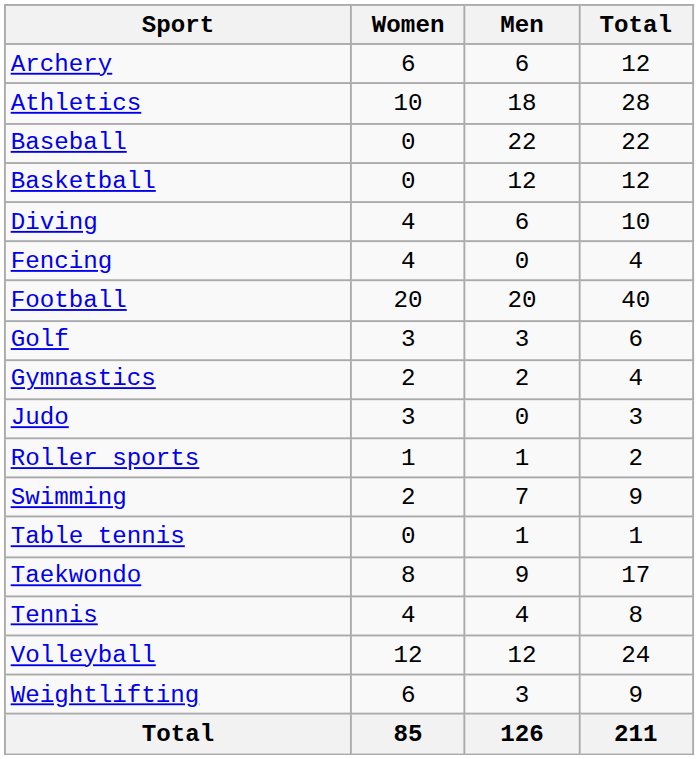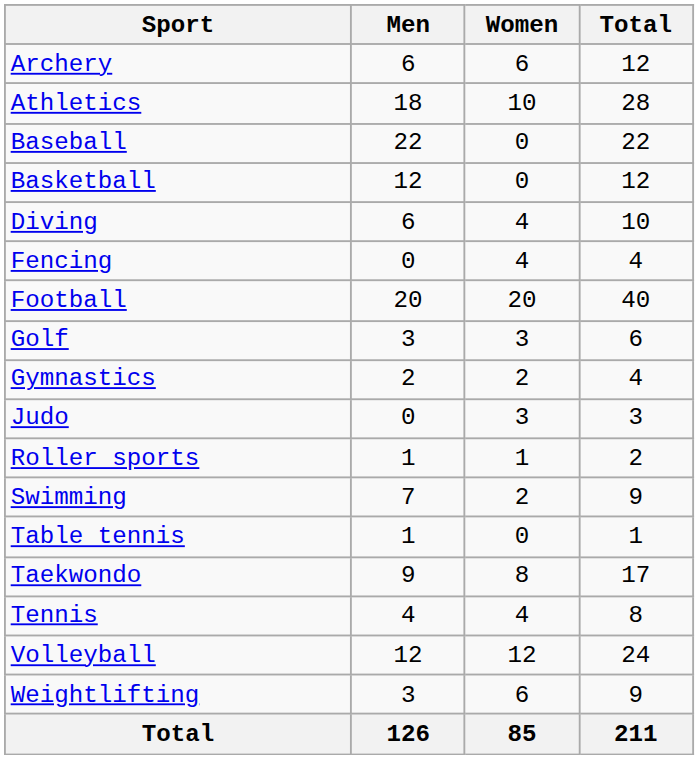columns swapped: (522, 25) <-> (408, 25)
